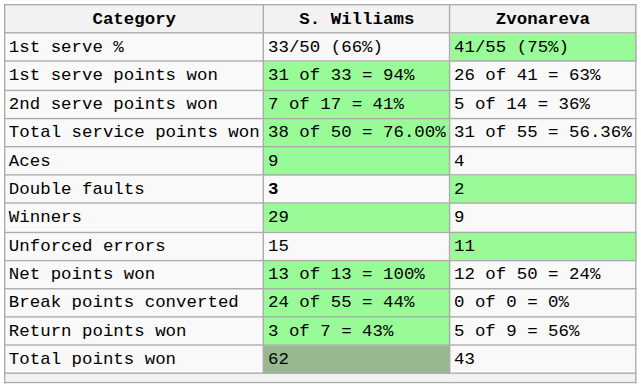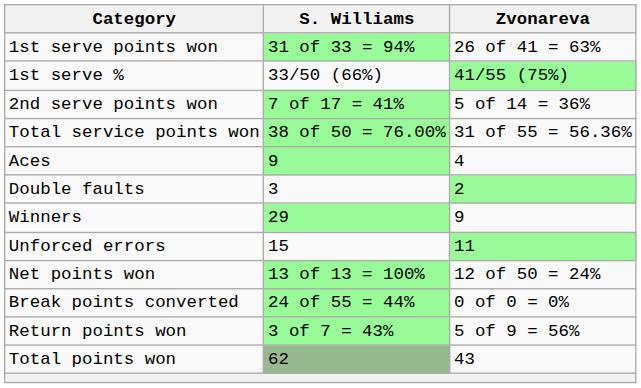rows swapped: (66, 47) <-> (113, 76)
(273, 189) bold -> (273, 189) normal
